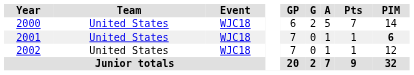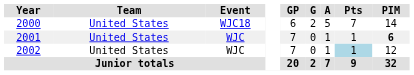(235, 37) WJC18 -> (235, 37) WJC
(235, 50) WJC18 -> (235, 50) WJC
(353, 50) no background -> (353, 50) lightblue background
